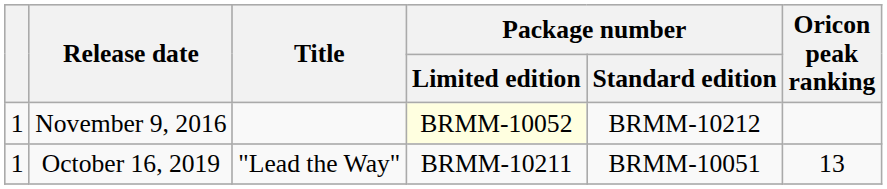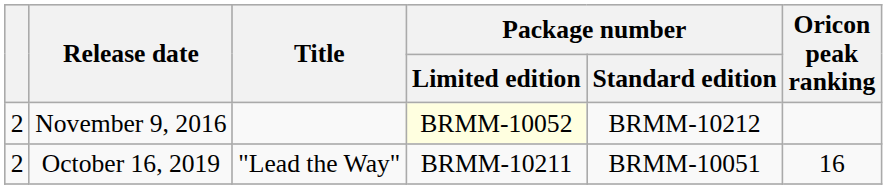(17, 123) 1 -> (17, 123) 2
(17, 163) 1 -> (17, 163) 2
(832, 163) 13 -> (832, 163) 16
